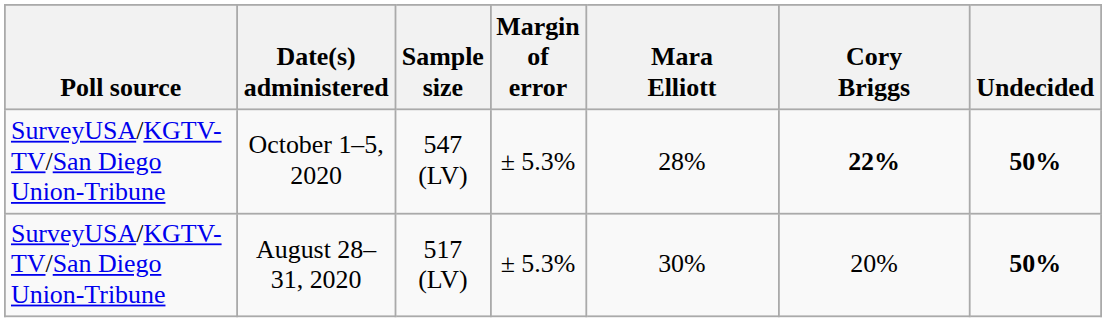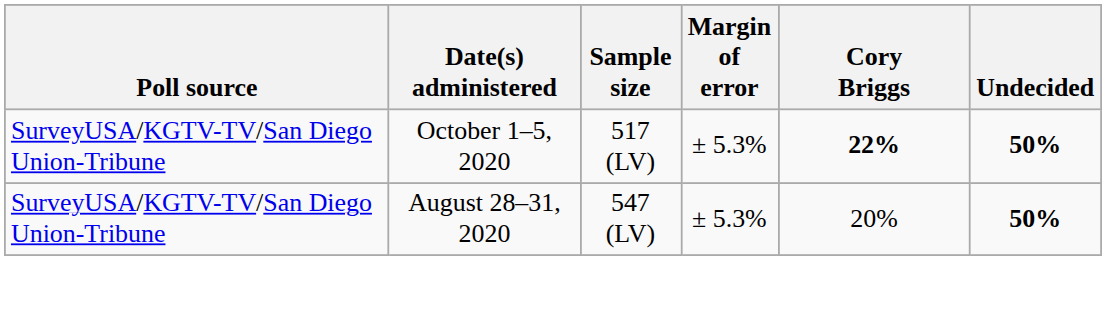- column: (682, 72)
(443, 160) 547 (LV) -> (630, 145) 517 (LV)
(443, 264) 517 (LV) -> (630, 218) 547 (LV)
